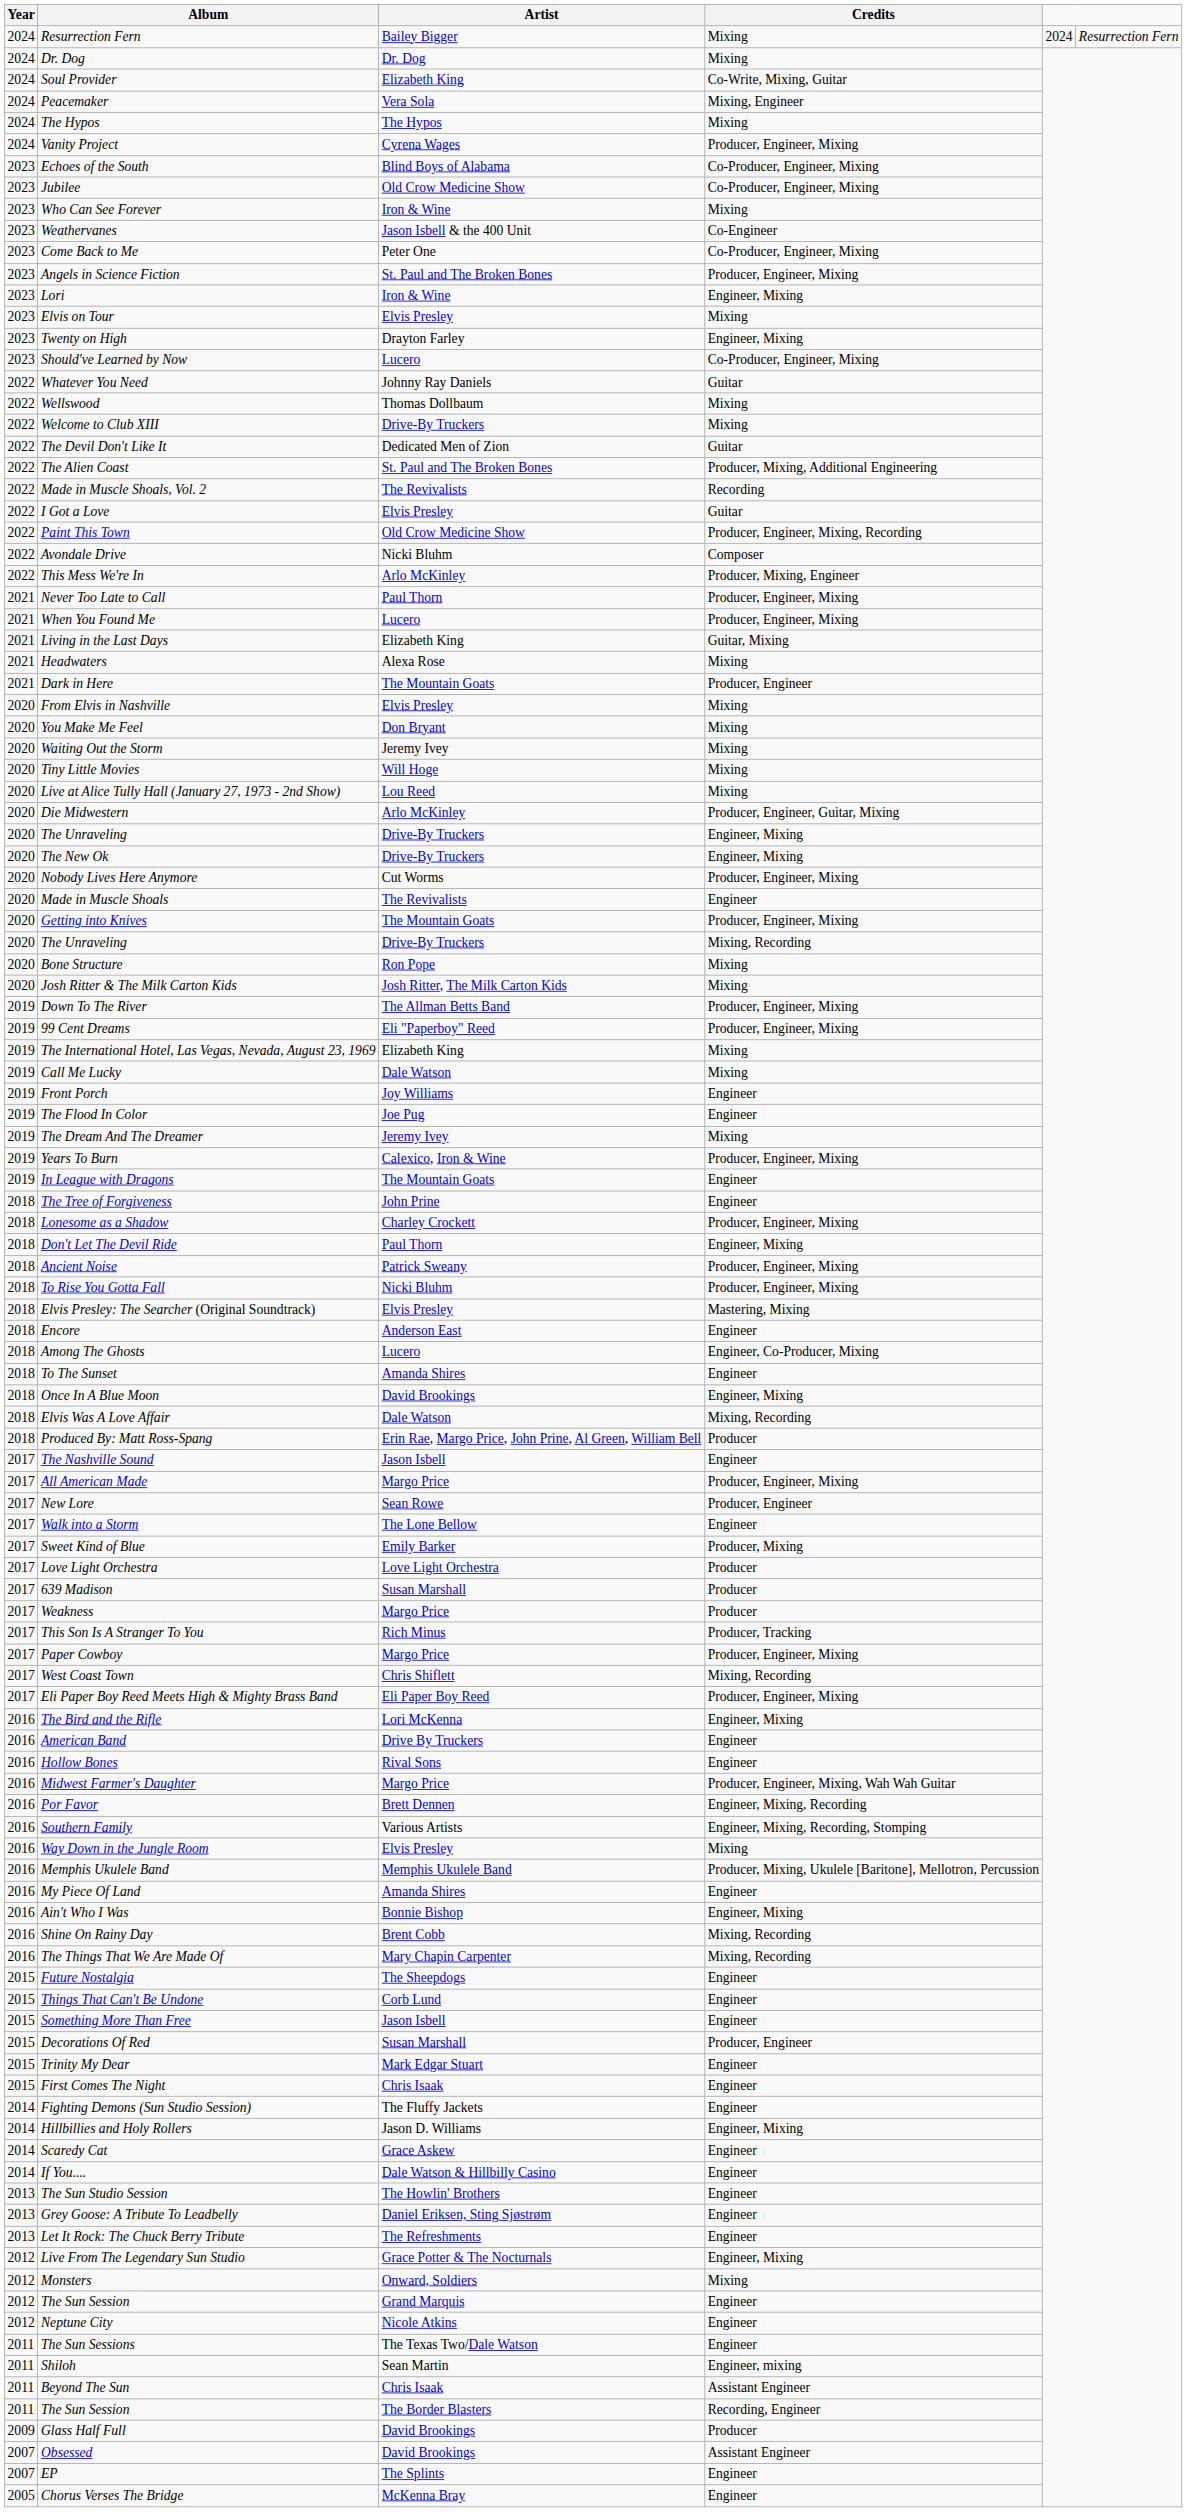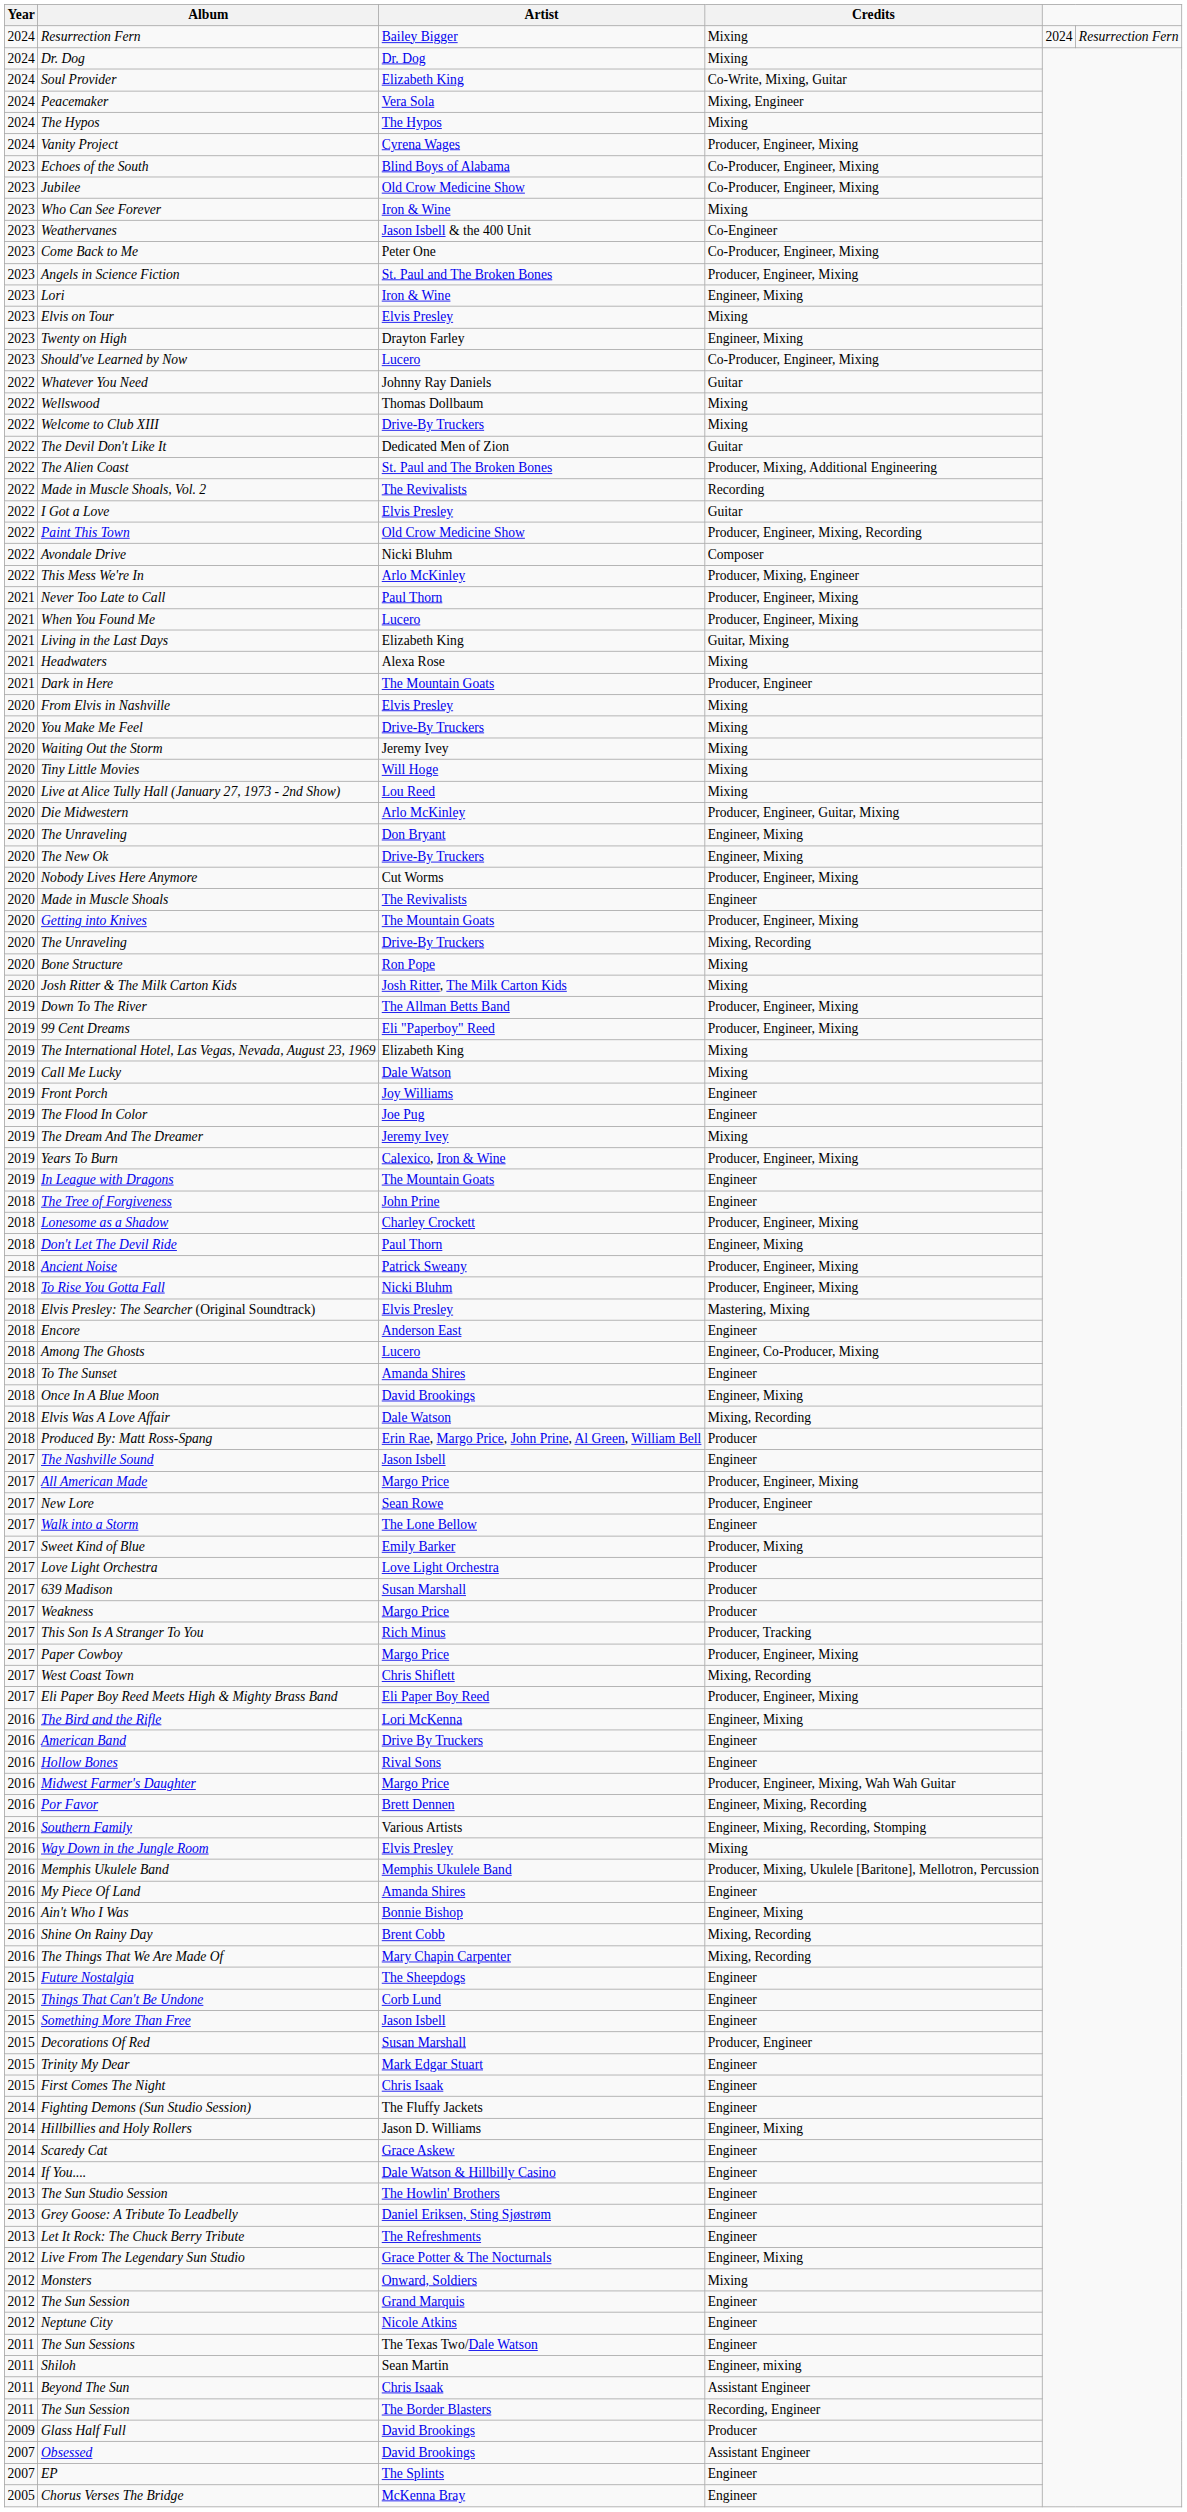(414, 727) Don Bryant -> (433, 727) Drive-By Truckers
(433, 834) Drive-By Truckers -> (414, 834) Don Bryant
